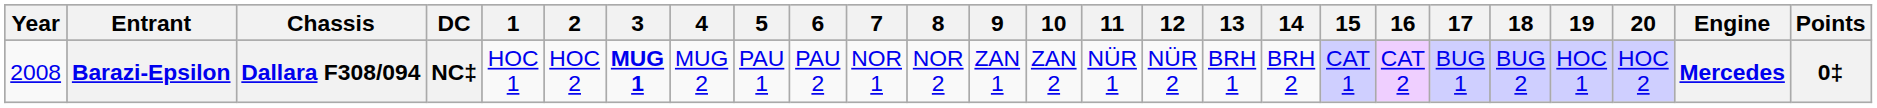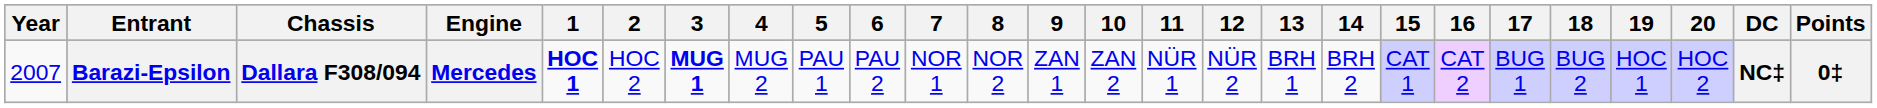columns swapped: (1732, 22) <-> (454, 22)
(36, 71) 2008 -> (36, 71) 2007
(513, 71) normal -> (573, 71) bold
